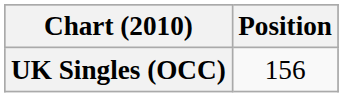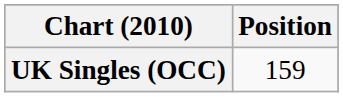(285, 69) 156 -> (285, 69) 159
